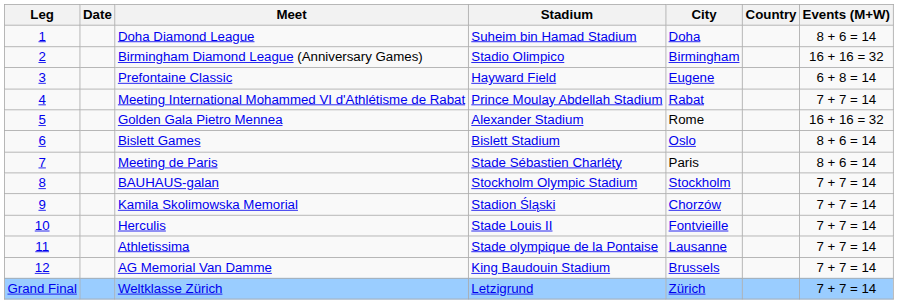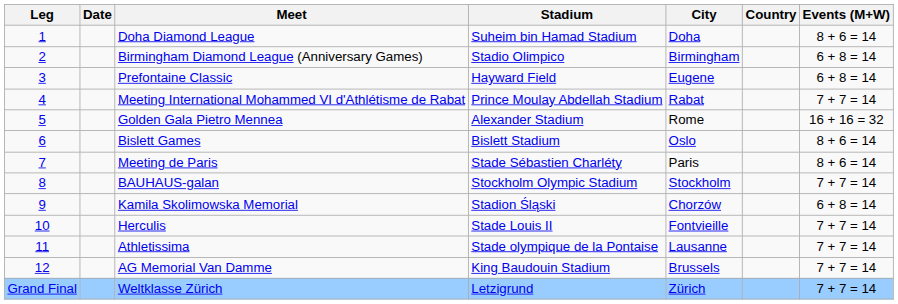(846, 57) 16 + 16 = 32 -> (846, 57) 6 + 8 = 14
(846, 204) 7 + 7 = 14 -> (846, 204) 6 + 8 = 14
